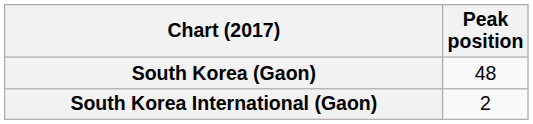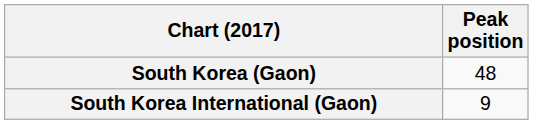(485, 103) 2 -> (485, 103) 9
